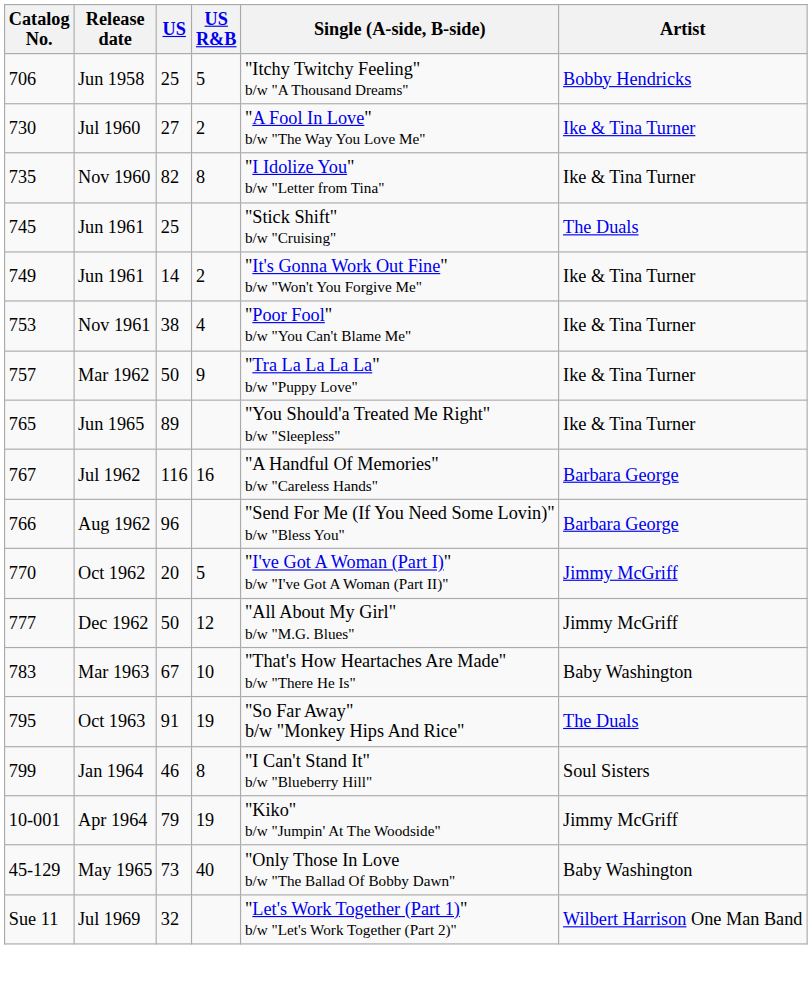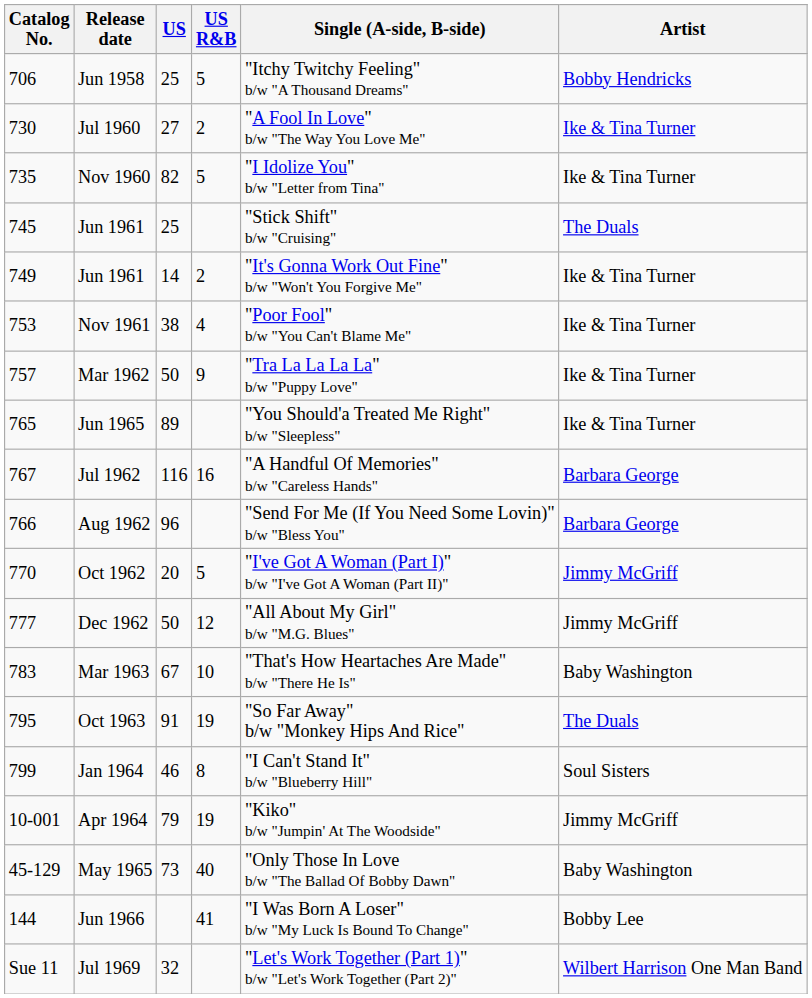(201, 177) 8 -> (201, 177) 5
+ row: (22, 919)
